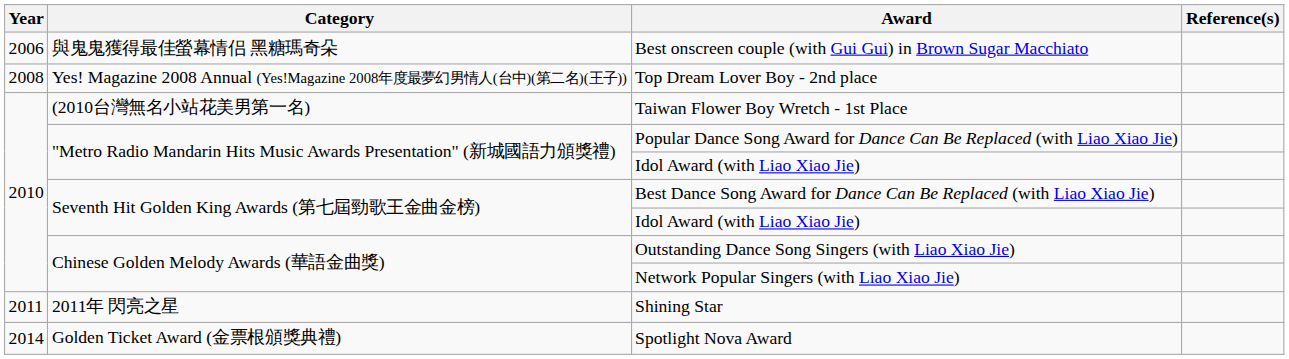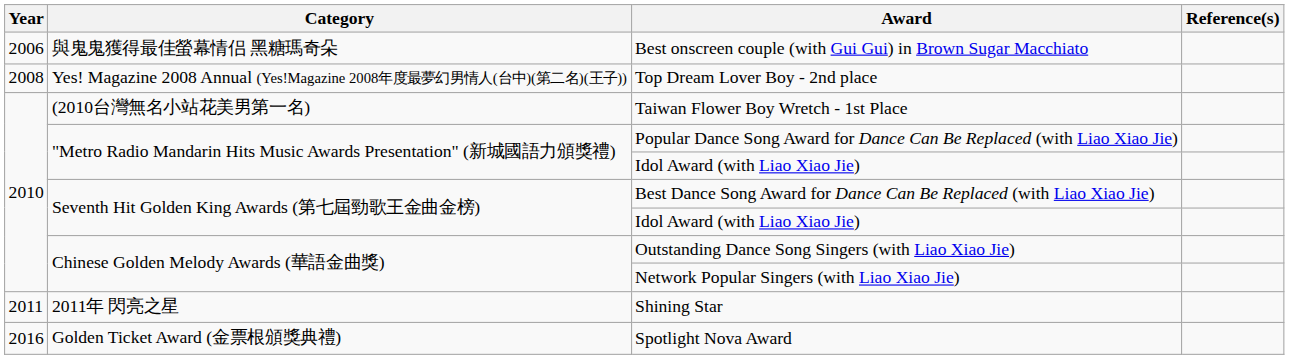(26, 338) 2014 -> (26, 338) 2016
